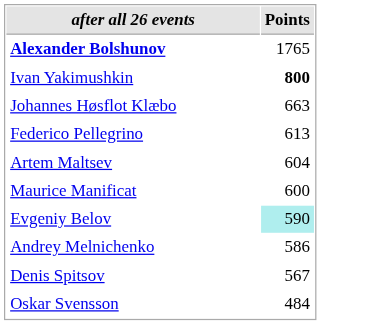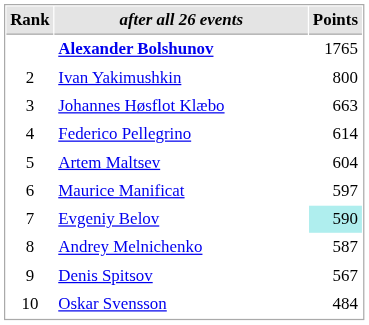+ column: (30, 19)
(297, 77) bold -> (345, 77) normal
(297, 134) 613 -> (345, 134) 614
(297, 190) 600 -> (345, 190) 597
(297, 247) 586 -> (345, 247) 587
